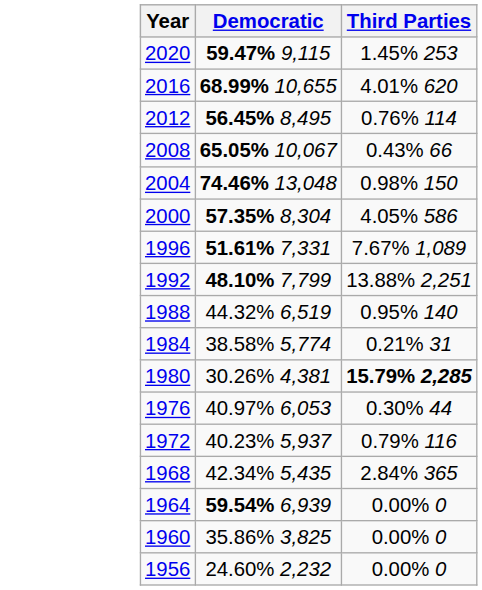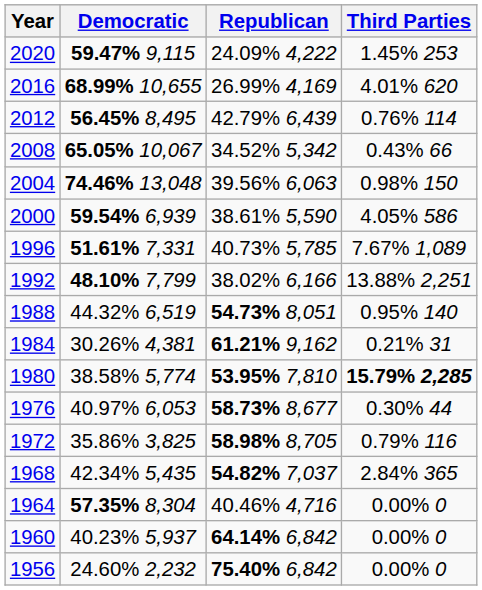+ column: (274, 21)
(268, 215) 57.35% 8,304 -> (133, 215) 59.54% 6,939
(268, 344) 38.58% 5,774 -> (133, 344) 30.26% 4,381
(268, 376) 30.26% 4,381 -> (133, 376) 38.58% 5,774
(268, 440) 40.23% 5,937 -> (133, 440) 35.86% 3,825
(268, 505) 59.54% 6,939 -> (133, 505) 57.35% 8,304
(268, 537) 35.86% 3,825 -> (133, 537) 40.23% 5,937
